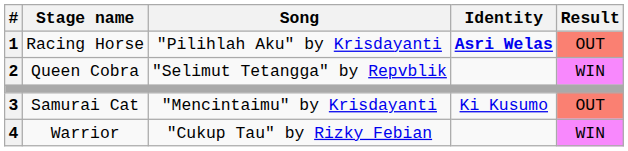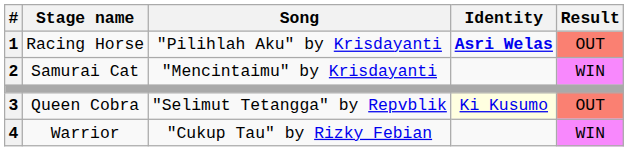(85, 71) Queen Cobra -> (85, 71) Samurai Cat
(299, 71) "Selimut Tetangga" by Repvblik -> (299, 71) "Mencintaimu" by Krisdayanti
(85, 106) Samurai Cat -> (85, 106) Queen Cobra
(299, 106) "Mencintaimu" by Krisdayanti -> (299, 106) "Selimut Tetangga" by Repvblik
(504, 106) no background -> (504, 106) lightyellow background
